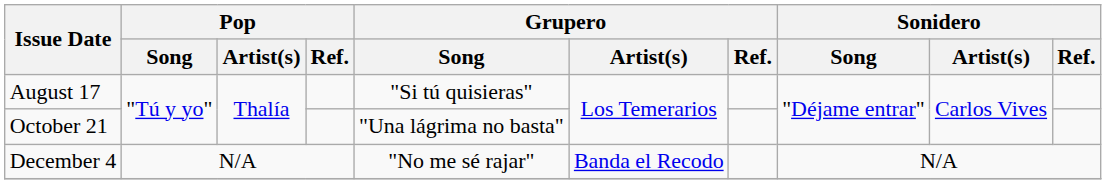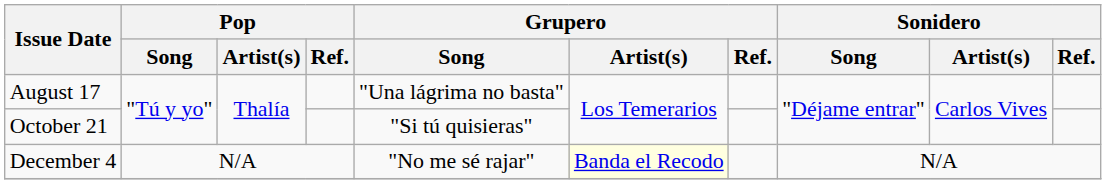(461, 91) "Si tú quisieras" -> (461, 91) "Una lágrima no basta"
(461, 126) "Una lágrima no basta" -> (461, 126) "Si tú quisieras"
(649, 160) no background -> (649, 160) lightyellow background
